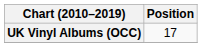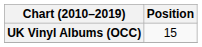(170, 33) 17 -> (170, 33) 15
